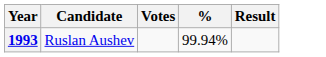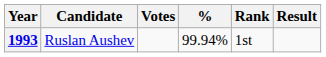+ column: (252, 16)
